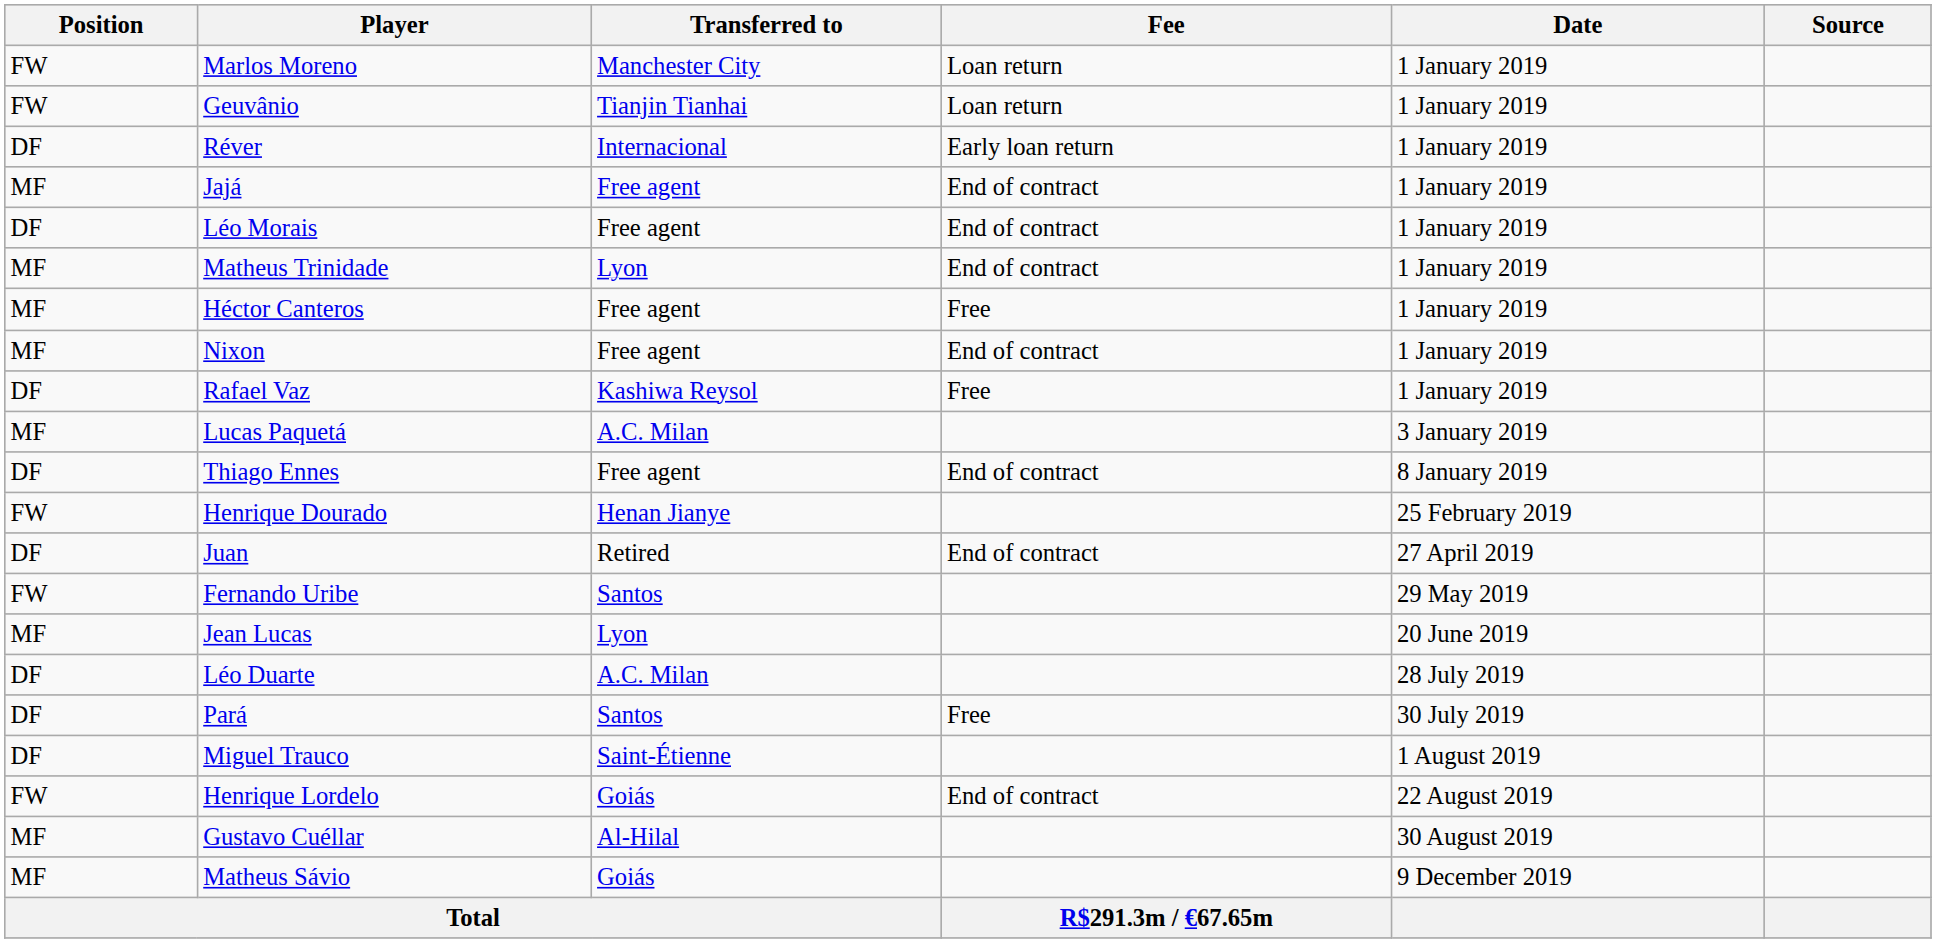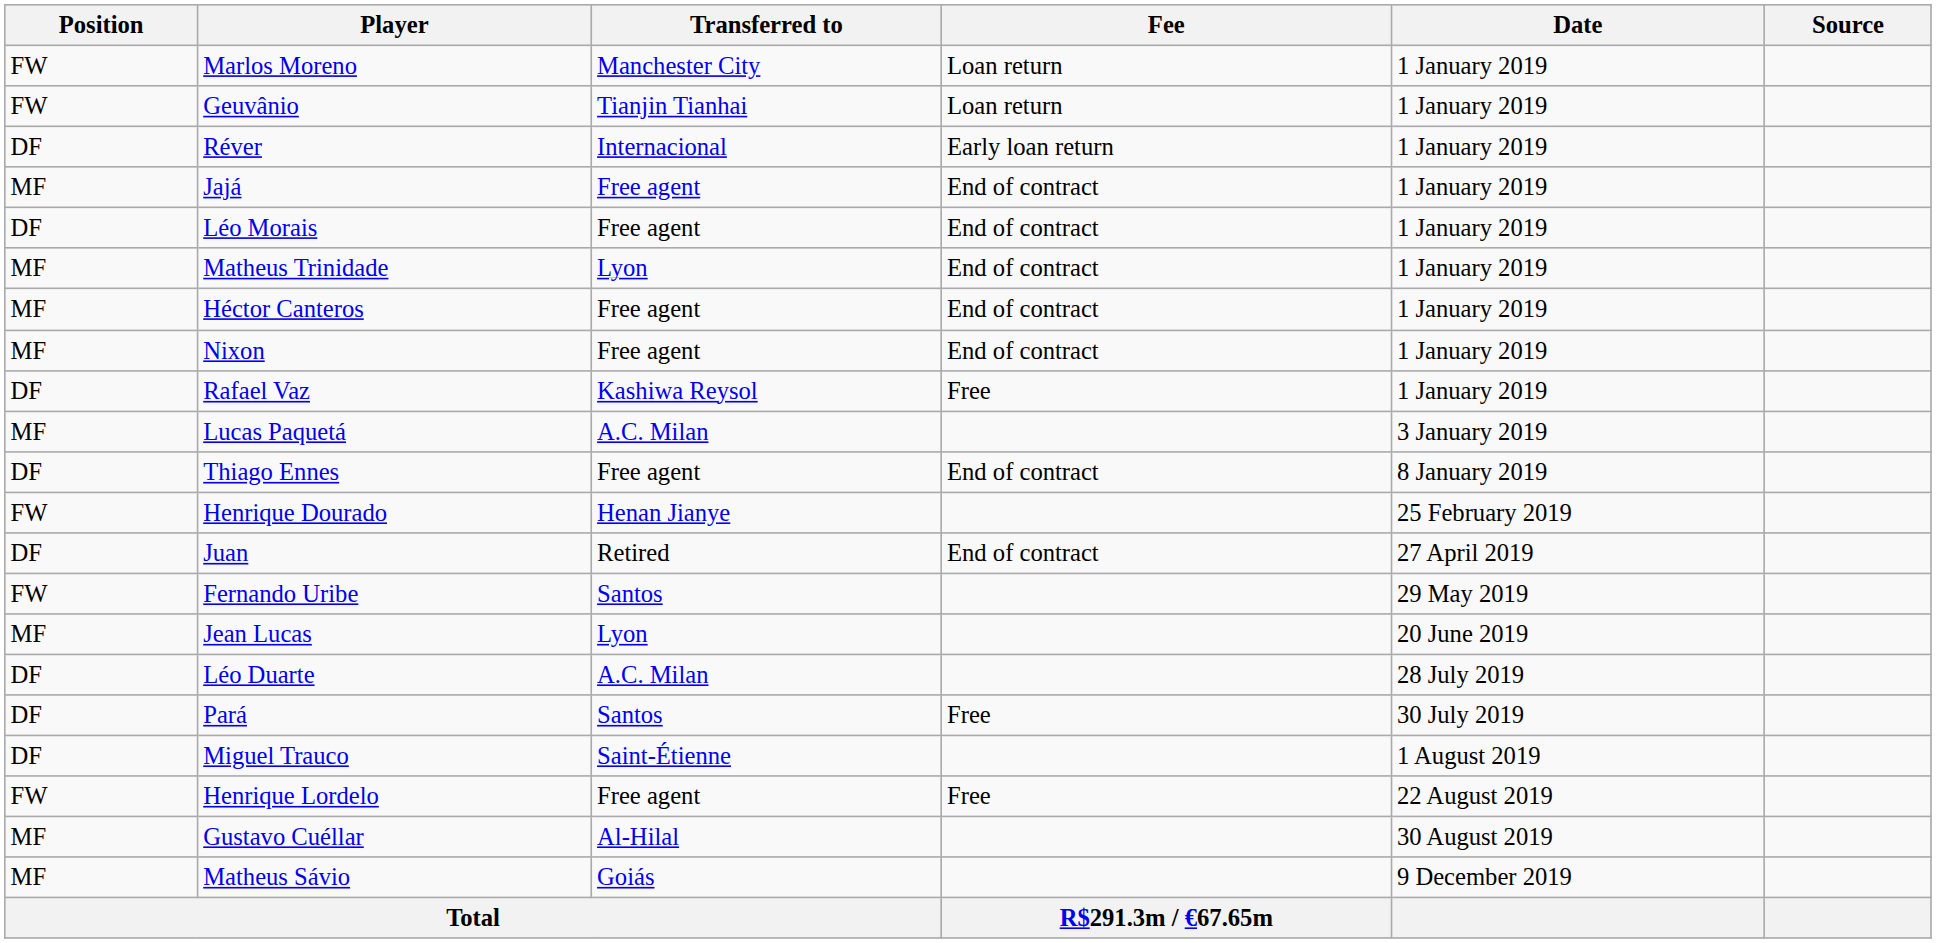(969, 309) Free -> (1023, 309) End of contract
(626, 796) Goiás -> (649, 796) Free agent
(1023, 796) End of contract -> (969, 796) Free
